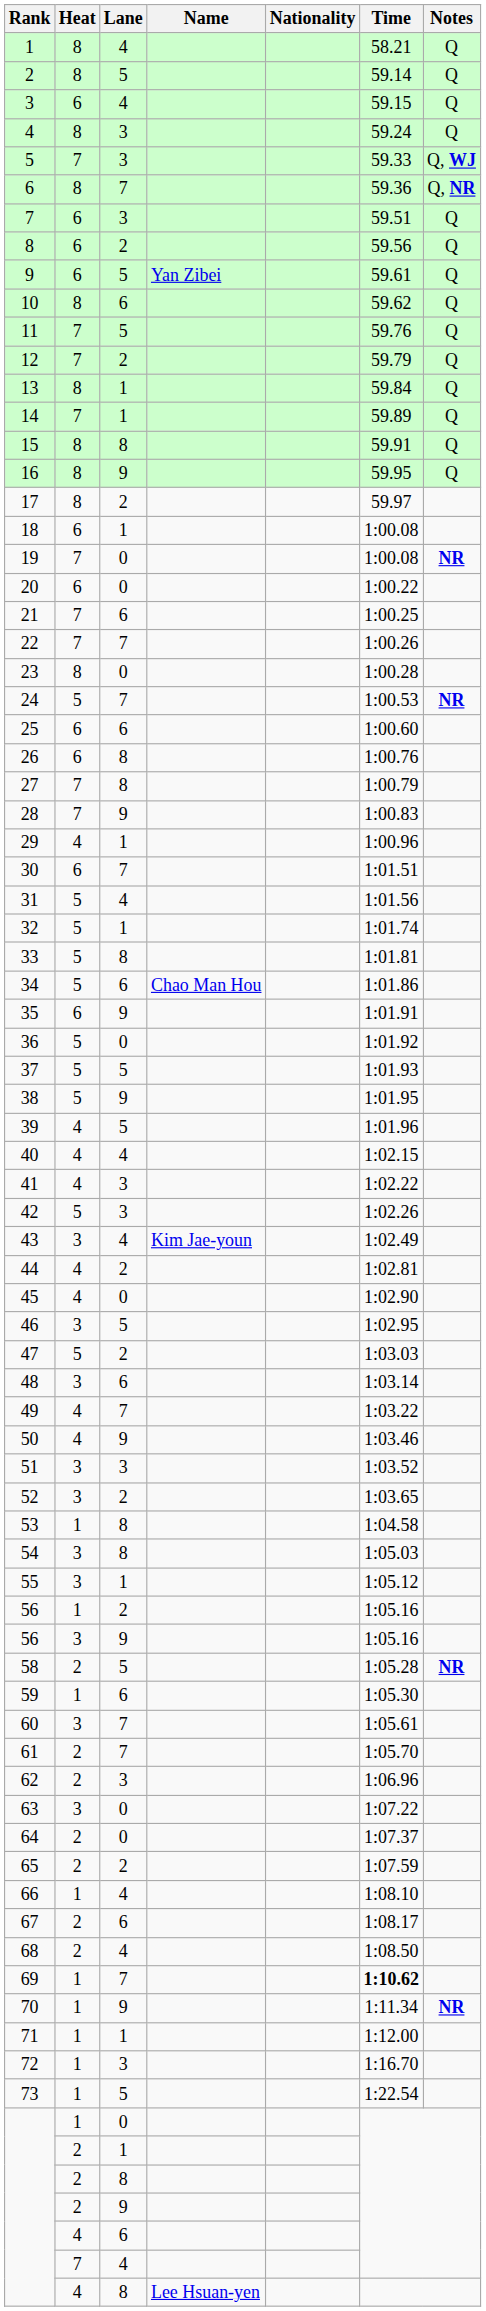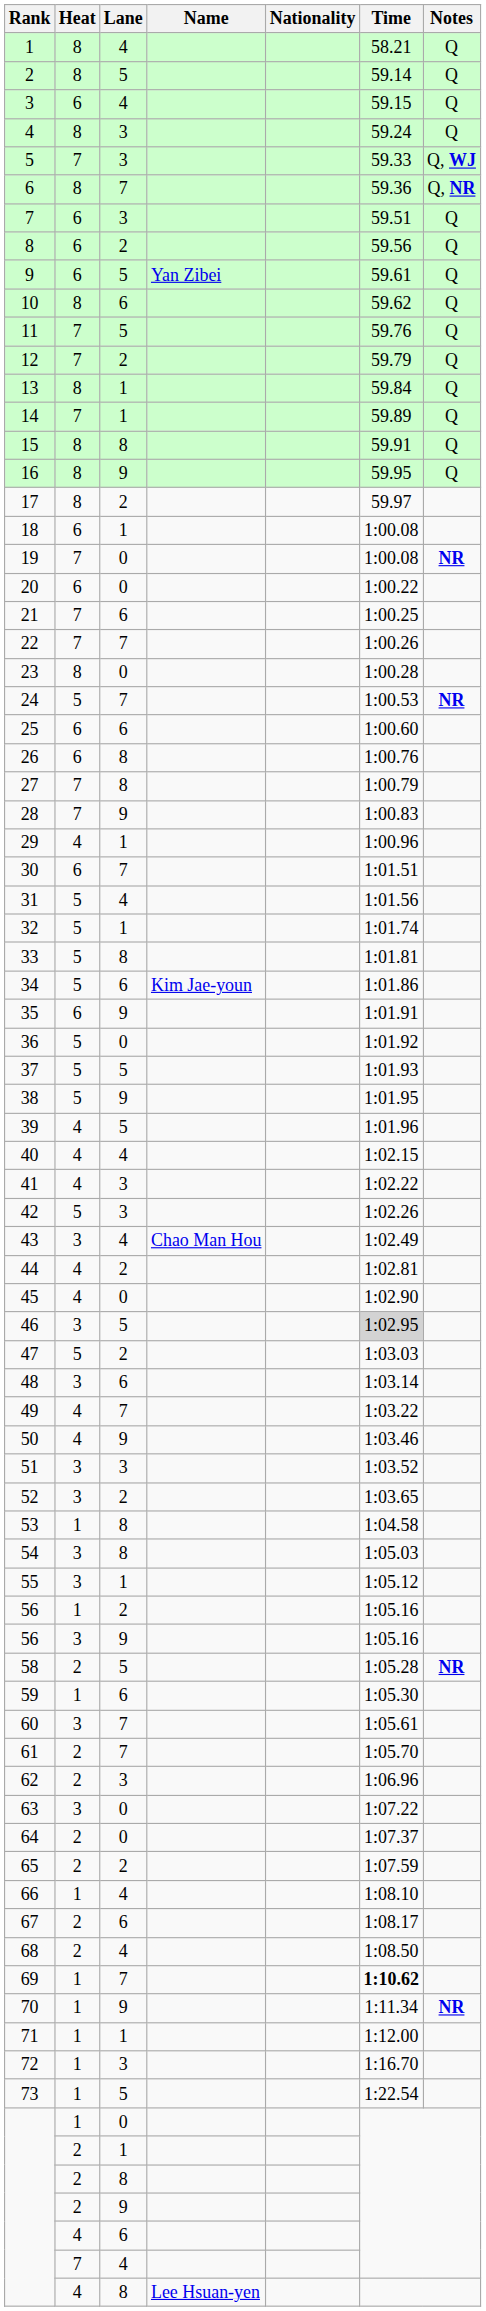(206, 984) Chao Man Hou -> (201, 984) Kim Jae-youn
(201, 1240) Kim Jae-youn -> (206, 1240) Chao Man Hou
(391, 1326) no background -> (391, 1326) lightgrey background
